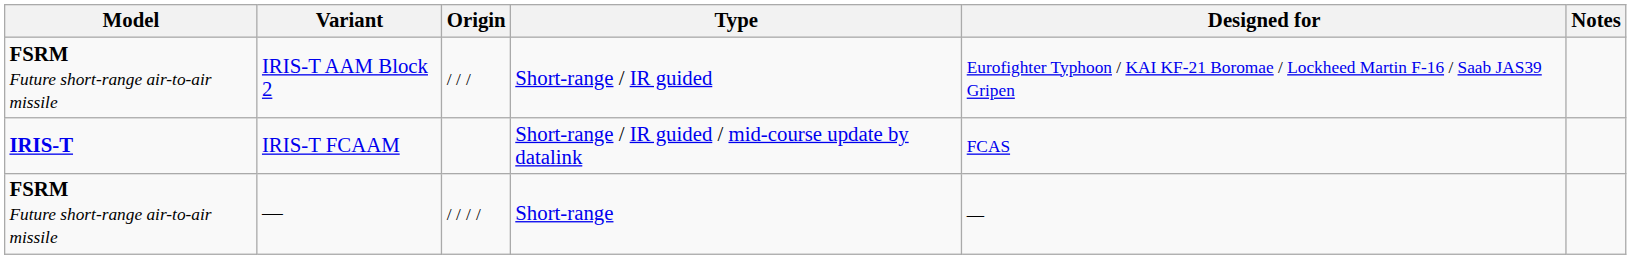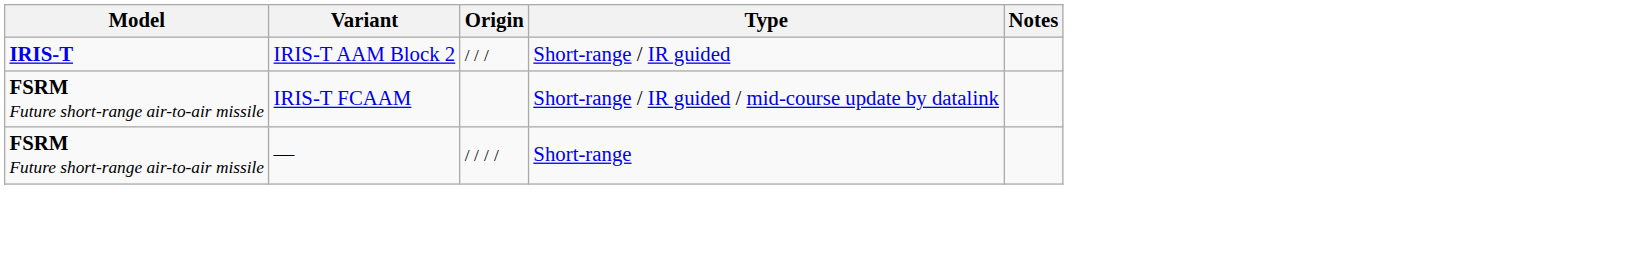- column: (1264, 20)
(110, 77) FSRM Future short-range air-to-air missile -> (41, 53) IRIS-T
(41, 145) IRIS-T -> (137, 98) FSRM Future short-range air-to-air missile
